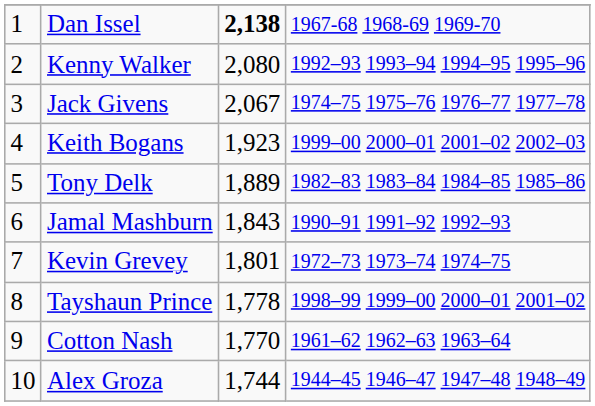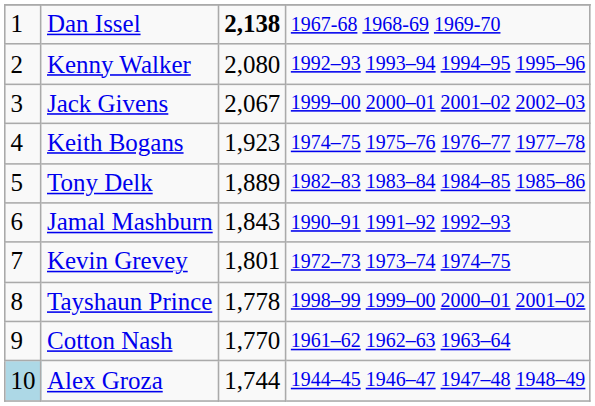(438, 103) 1974–75 1975–76 1976–77 1977–78 -> (438, 103) 1999–00 2000–01 2001–02 2002–03
(438, 143) 1999–00 2000–01 2001–02 2002–03 -> (438, 143) 1974–75 1975–76 1976–77 1977–78
(23, 380) no background -> (23, 380) lightblue background
